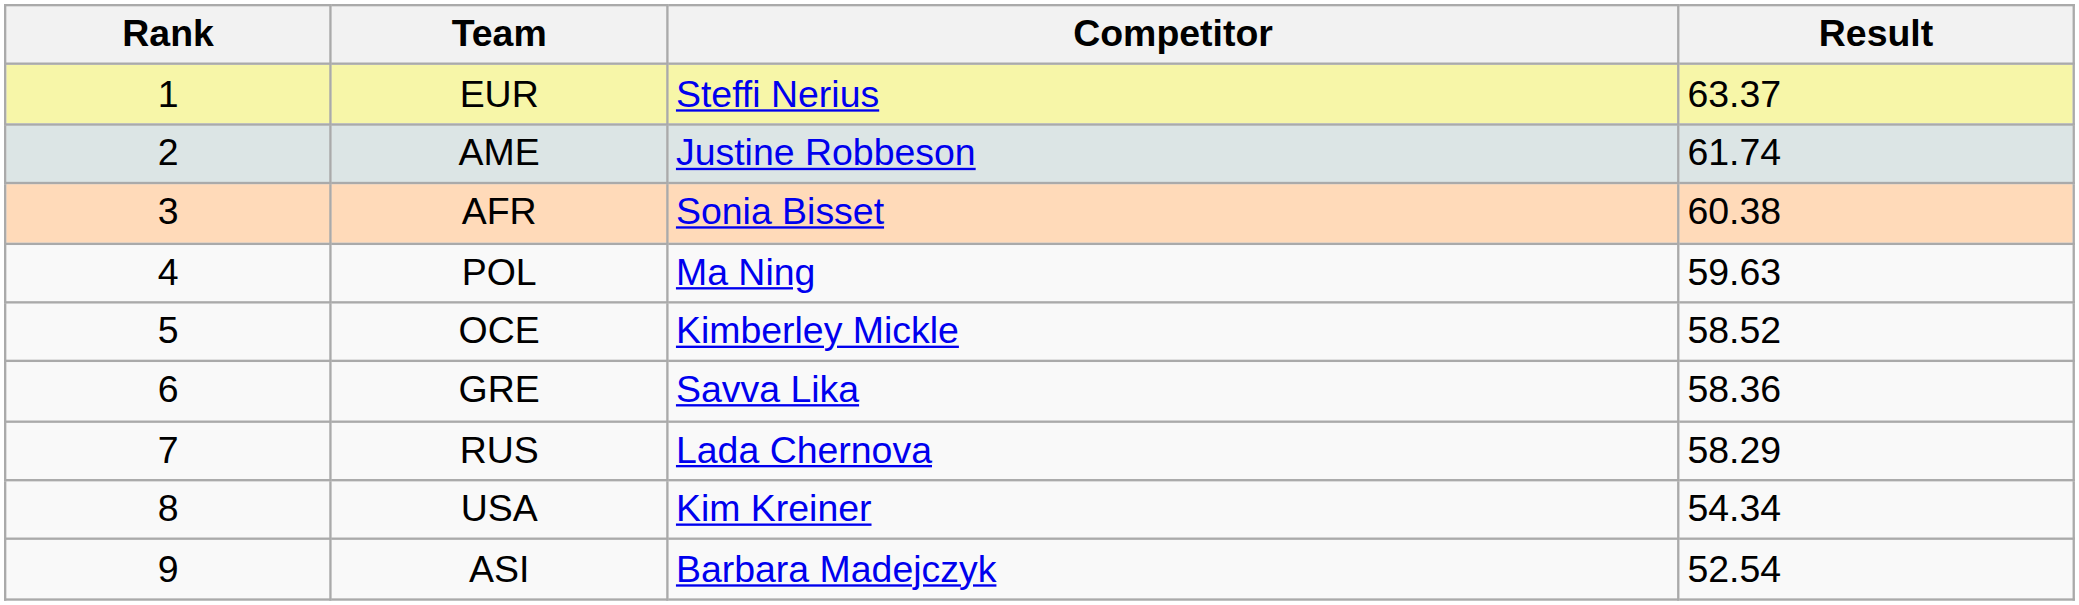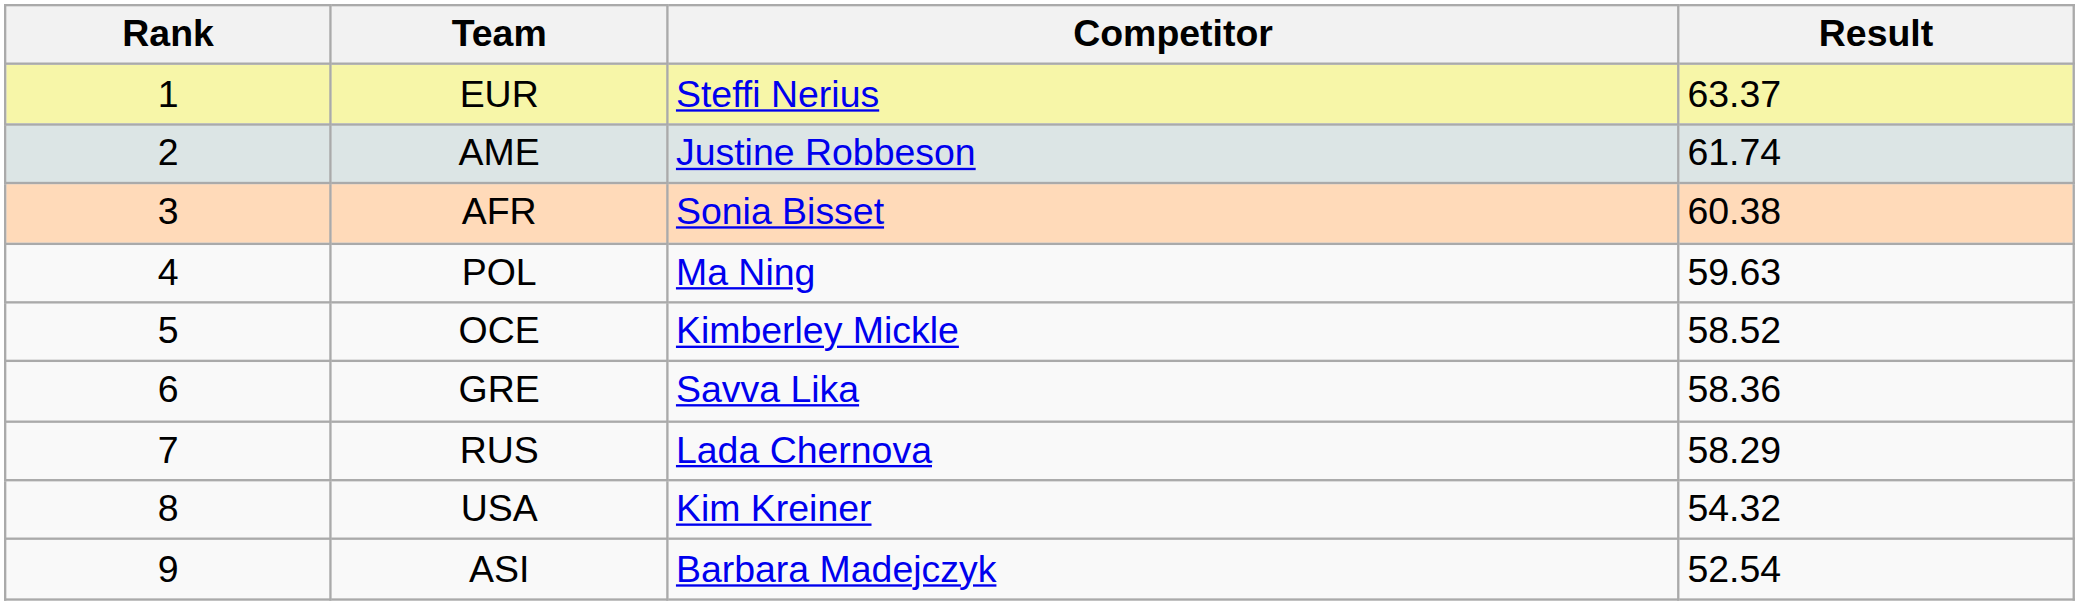(1734, 509) 54.34 -> (1734, 509) 54.32
